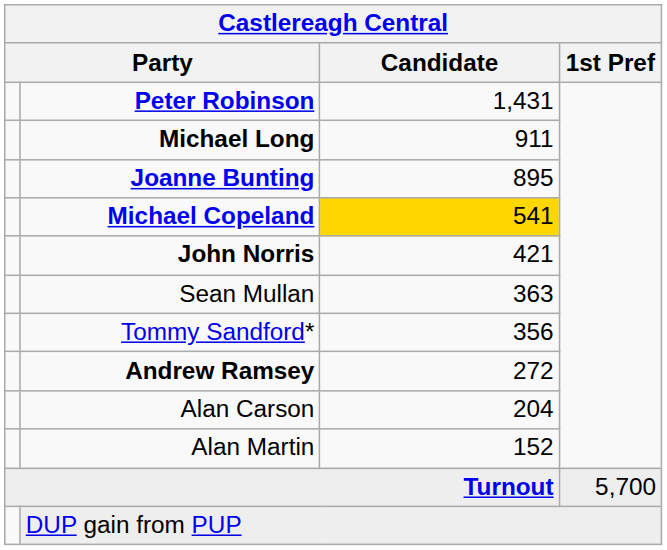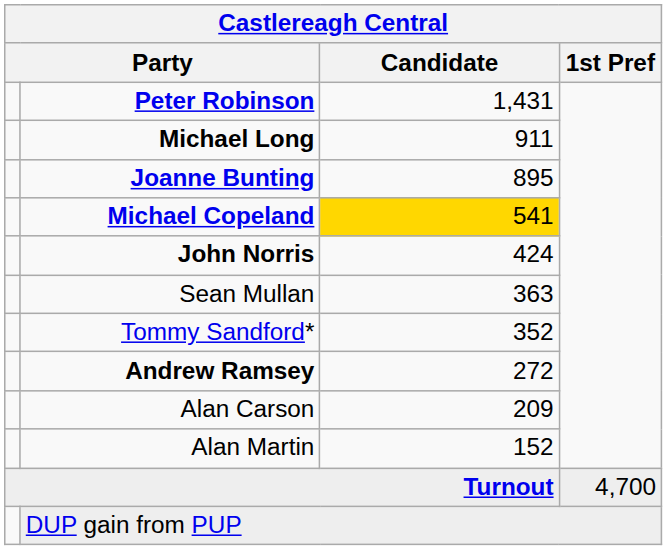(533, 255) 421 -> (533, 255) 424
(533, 332) 356 -> (533, 332) 352
(533, 409) 204 -> (533, 409) 209
(626, 486) 5,700 -> (626, 486) 4,700
